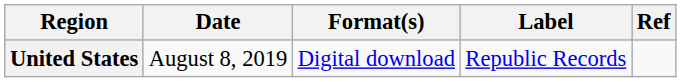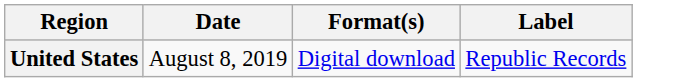- column: (654, 22)
